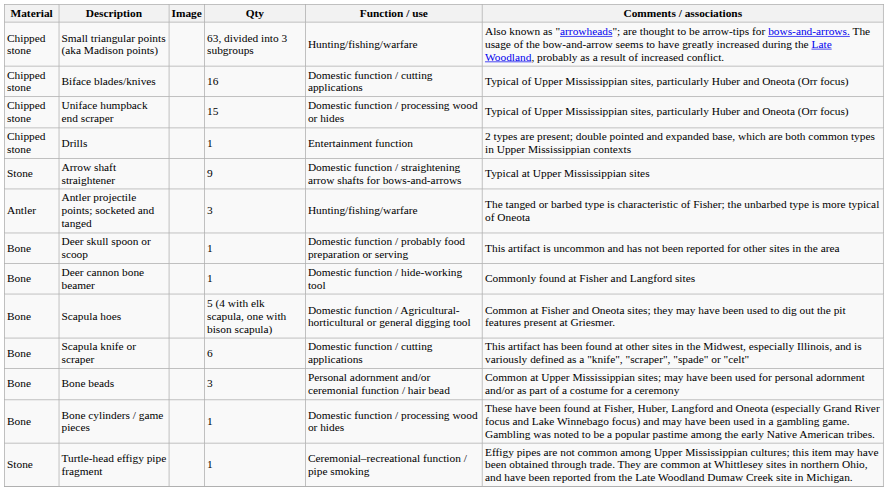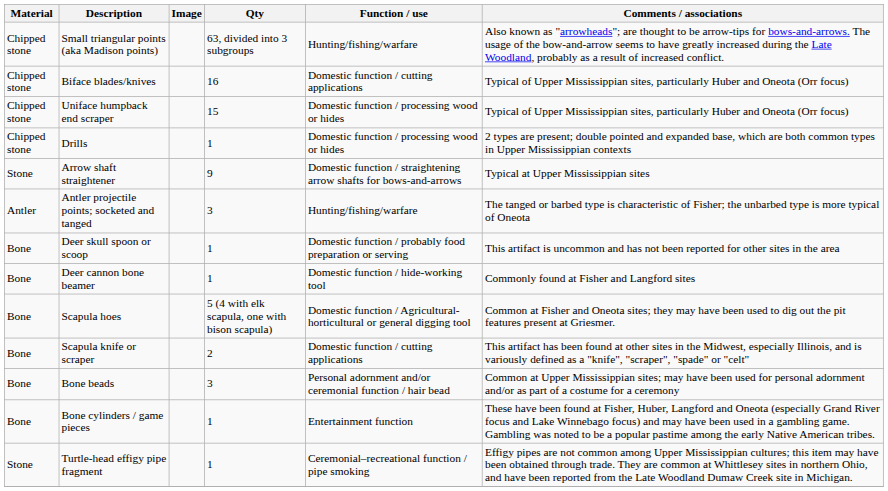(360, 143) Entertainment function -> (393, 143) Domestic function / processing wood or hides
(210, 353) 6 -> (210, 353) 2
(393, 421) Domestic function / processing wood or hides -> (360, 421) Entertainment function
